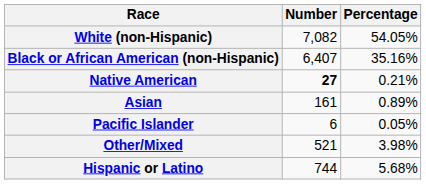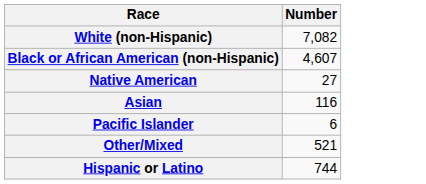- column: (381, 15)
(320, 59) 6,407 -> (320, 59) 4,607
(329, 80) bold -> (329, 80) normal
(326, 102) 161 -> (326, 102) 116
